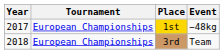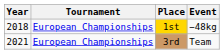(17, 27) 2017 -> (17, 27) 2018
(17, 41) 2018 -> (17, 41) 2021
